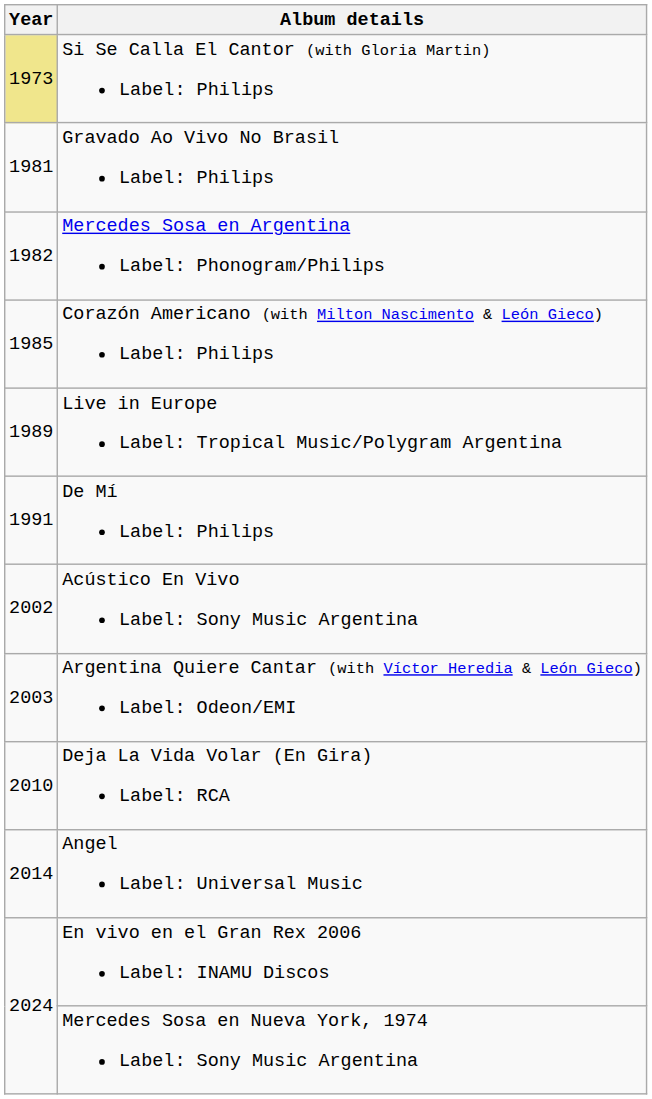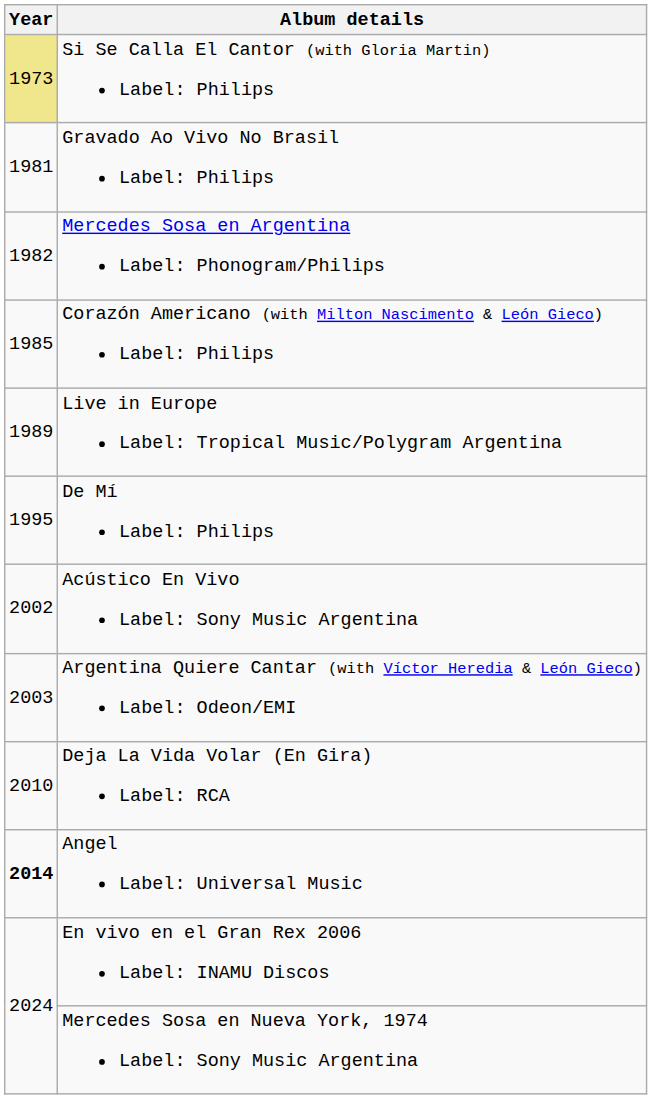(31, 520) 1991 -> (31, 520) 1995
(31, 874) normal -> (31, 874) bold
